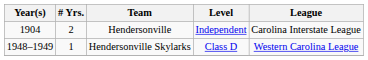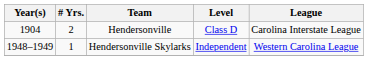(221, 30) Independent -> (221, 30) Class D
(221, 47) Class D -> (221, 47) Independent
